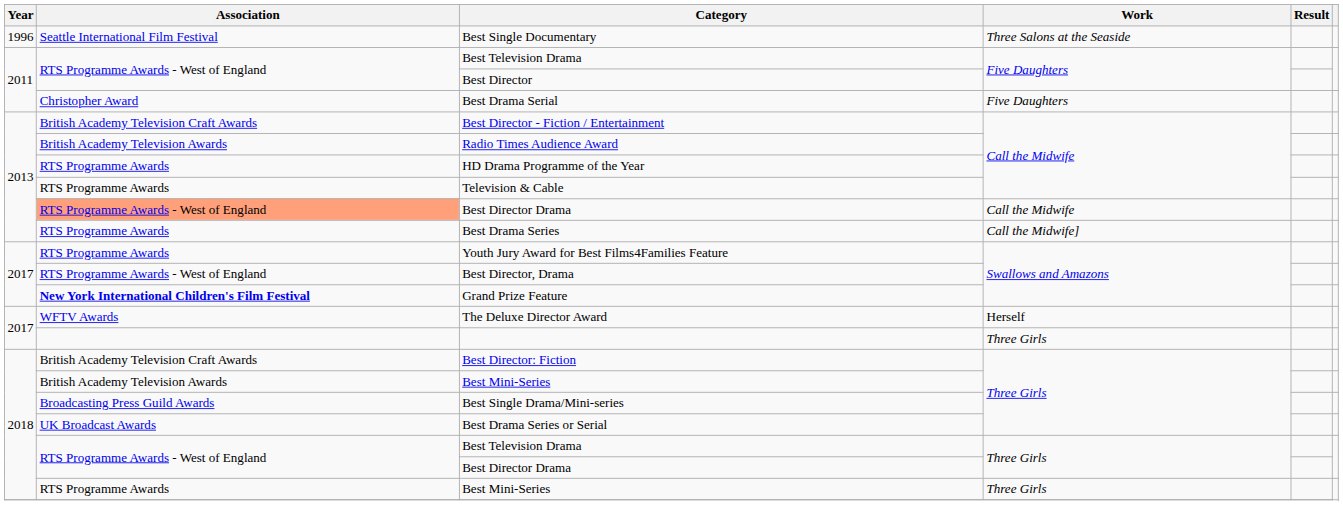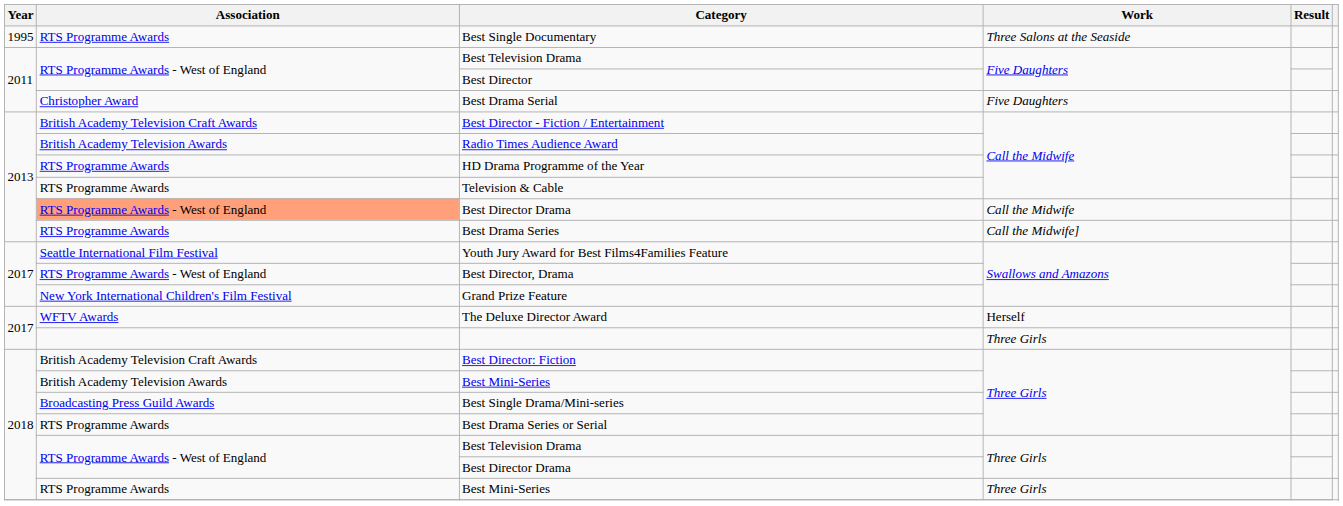(21, 37) 1996 -> (21, 37) 1995
(129, 37) Seattle International Film Festival -> (104, 37) RTS Programme Awards
(104, 252) RTS Programme Awards -> (129, 252) Seattle International Film Festival
(175, 295) bold -> (166, 295) normal
(98, 424) UK Broadcast Awards -> (104, 424) RTS Programme Awards
